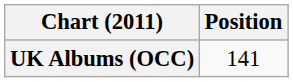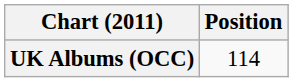(243, 58) 141 -> (243, 58) 114
